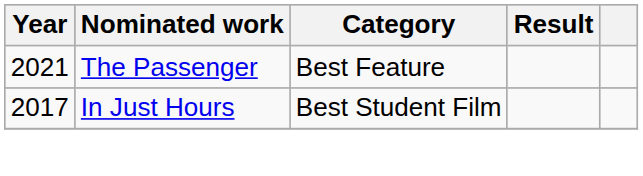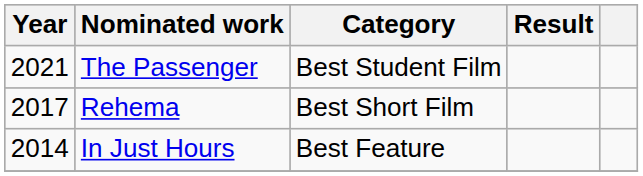(370, 66) Best Feature -> (399, 66) Best Student Film
+ row: (130, 107)
(40, 107) 2017 -> (40, 149) 2014
(399, 107) Best Student Film -> (370, 149) Best Feature
